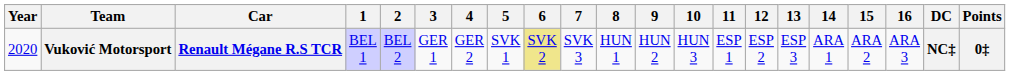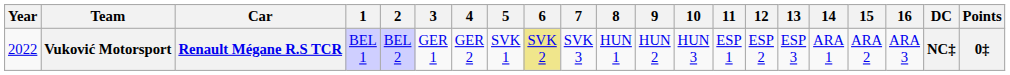(23, 49) 2020 -> (23, 49) 2022
